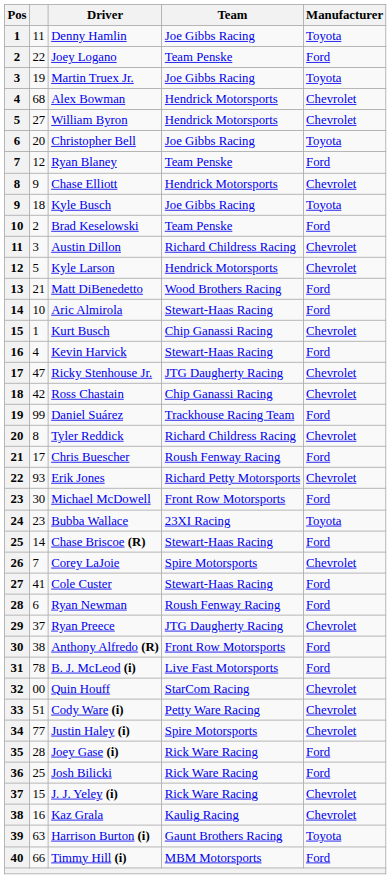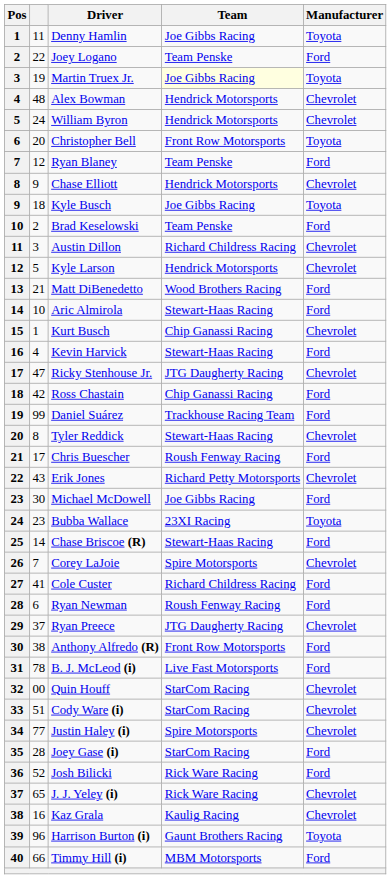(210, 78) no background -> (210, 78) lightyellow background
(39, 99) 68 -> (39, 99) 48
(39, 120) 27 -> (39, 120) 24
(210, 141) Joe Gibbs Racing -> (225, 141) Front Row Motorsports
(331, 394) Chevrolet -> (318, 394) Ford
(230, 436) Richard Childress Racing -> (219, 436) Stewart-Haas Racing
(39, 478) 93 -> (39, 478) 43
(225, 499) Front Row Motorsports -> (210, 499) Joe Gibbs Racing
(219, 583) Stewart-Haas Racing -> (230, 583) Richard Childress Racing
(212, 709) Petty Ware Racing -> (207, 709) StarCom Racing
(211, 752) Rick Ware Racing -> (207, 752) StarCom Racing
(39, 773) 25 -> (39, 773) 52
(39, 794) 15 -> (39, 794) 65
(39, 836) 63 -> (39, 836) 96
